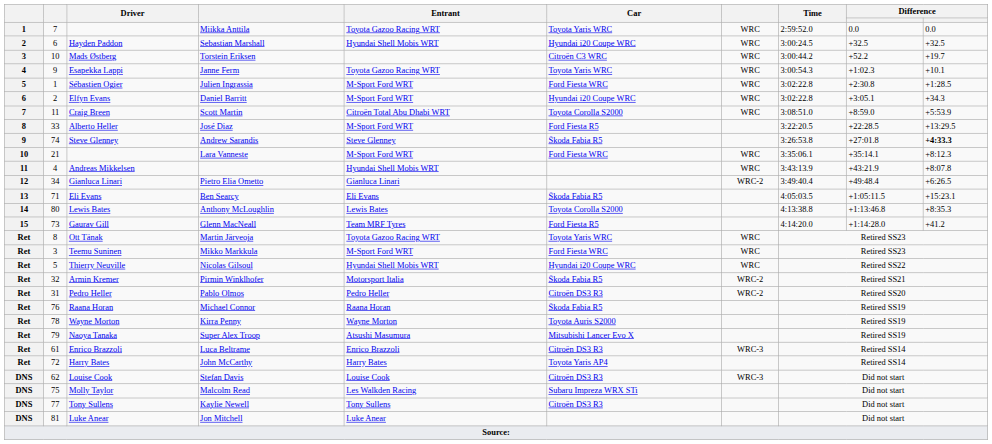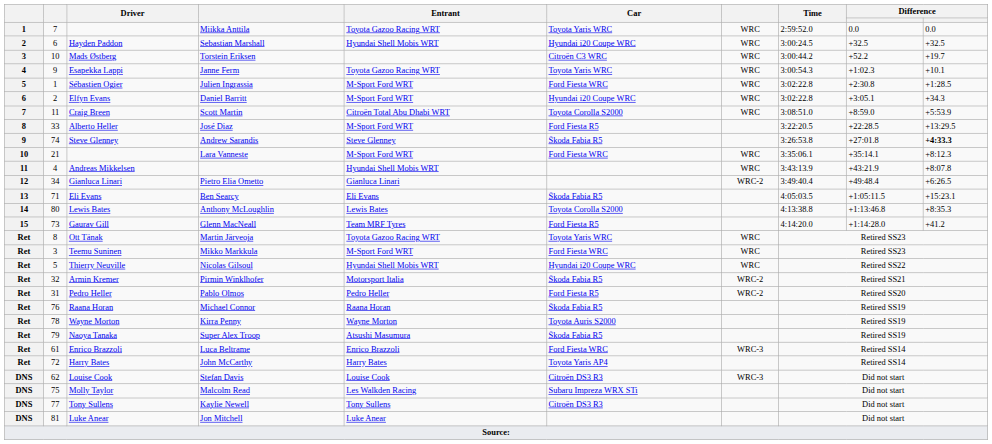(576, 293) Citroën DS3 R3 -> (574, 293) Ford Fiesta R5
(591, 334) Mitsubishi Lancer Evo X -> (575, 334) Škoda Fabia R5
(576, 348) Citroën DS3 R3 -> (578, 348) Ford Fiesta WRC
